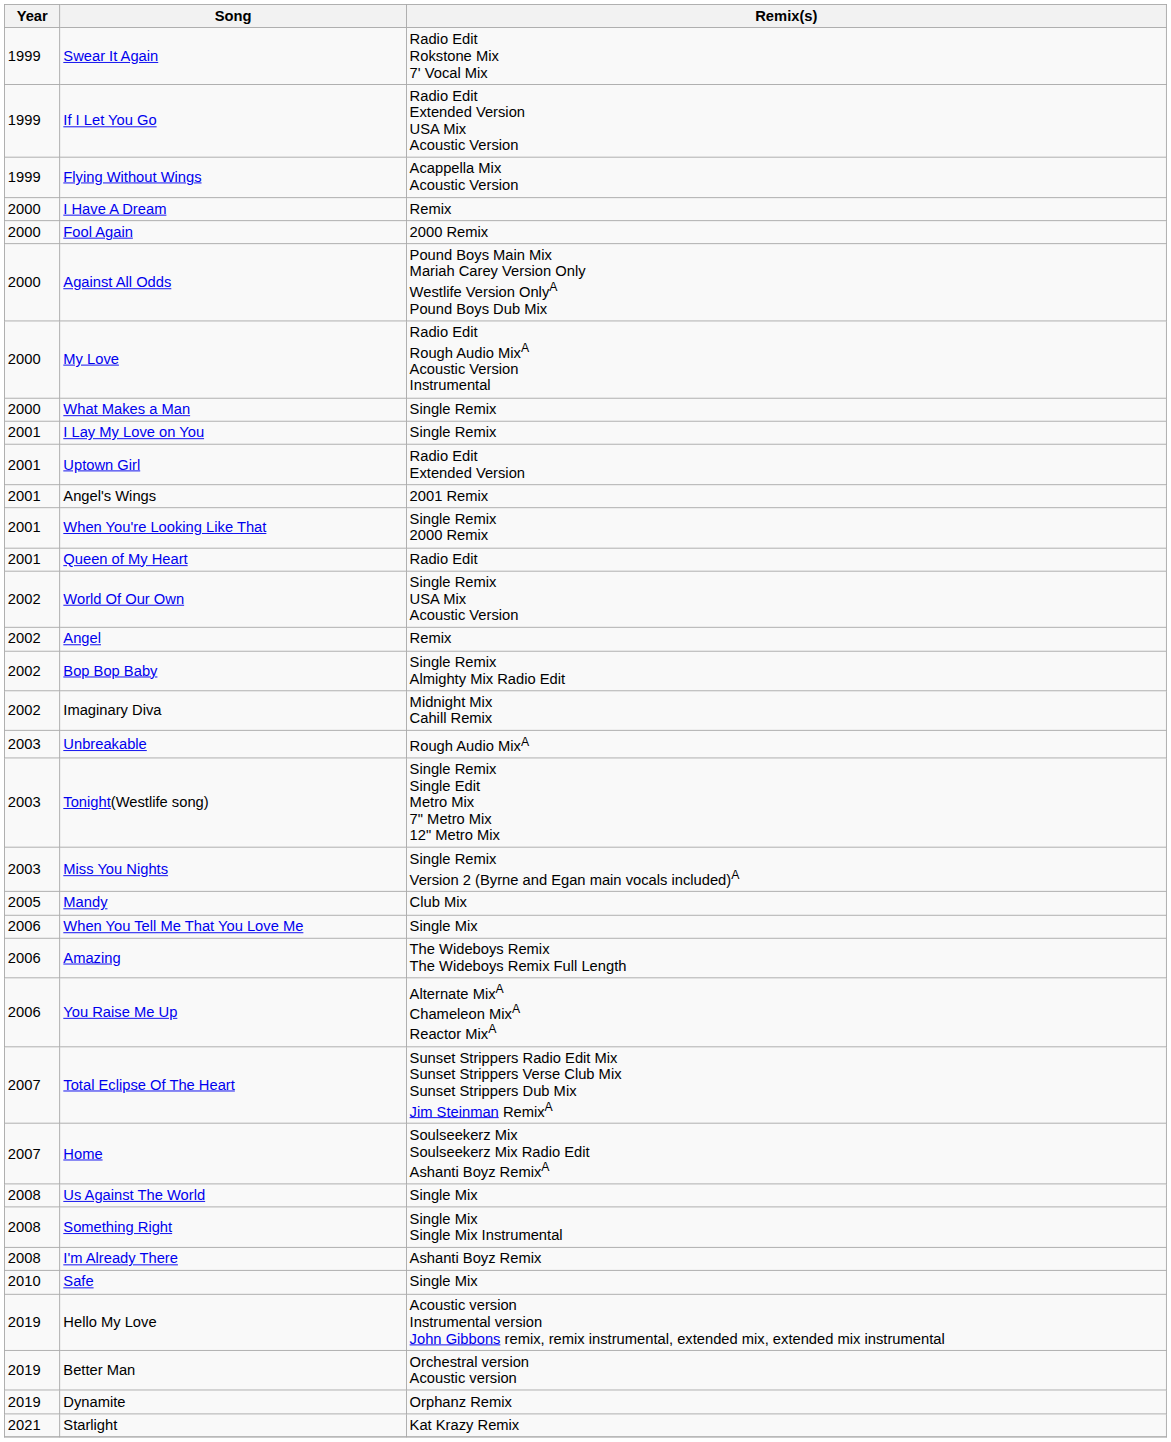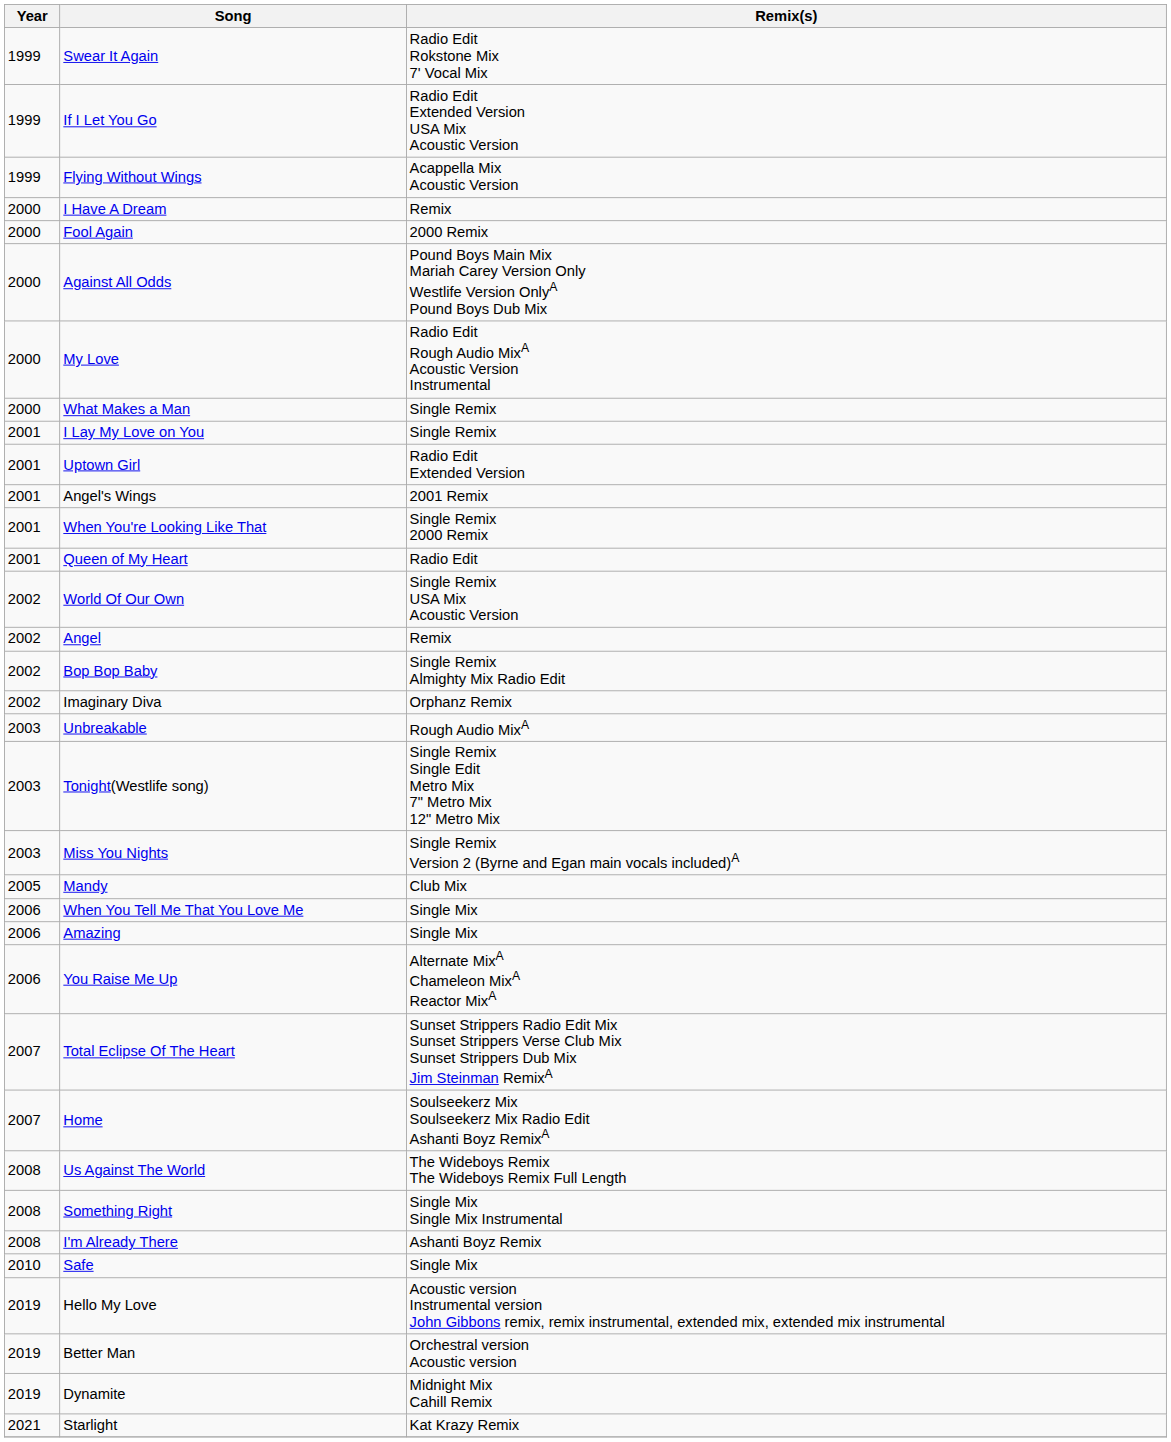(451, 710) Midnight Mix Cahill Remix -> (461, 702) Orphanz Remix
(518, 958) The Wideboys Remix The Wideboys Remix Full Length -> (444, 933) Single Mix
(444, 1195) Single Mix -> (518, 1170) The Wideboys Remix The Wideboys Remix Full Length
(461, 1401) Orphanz Remix -> (451, 1393) Midnight Mix Cahill Remix
